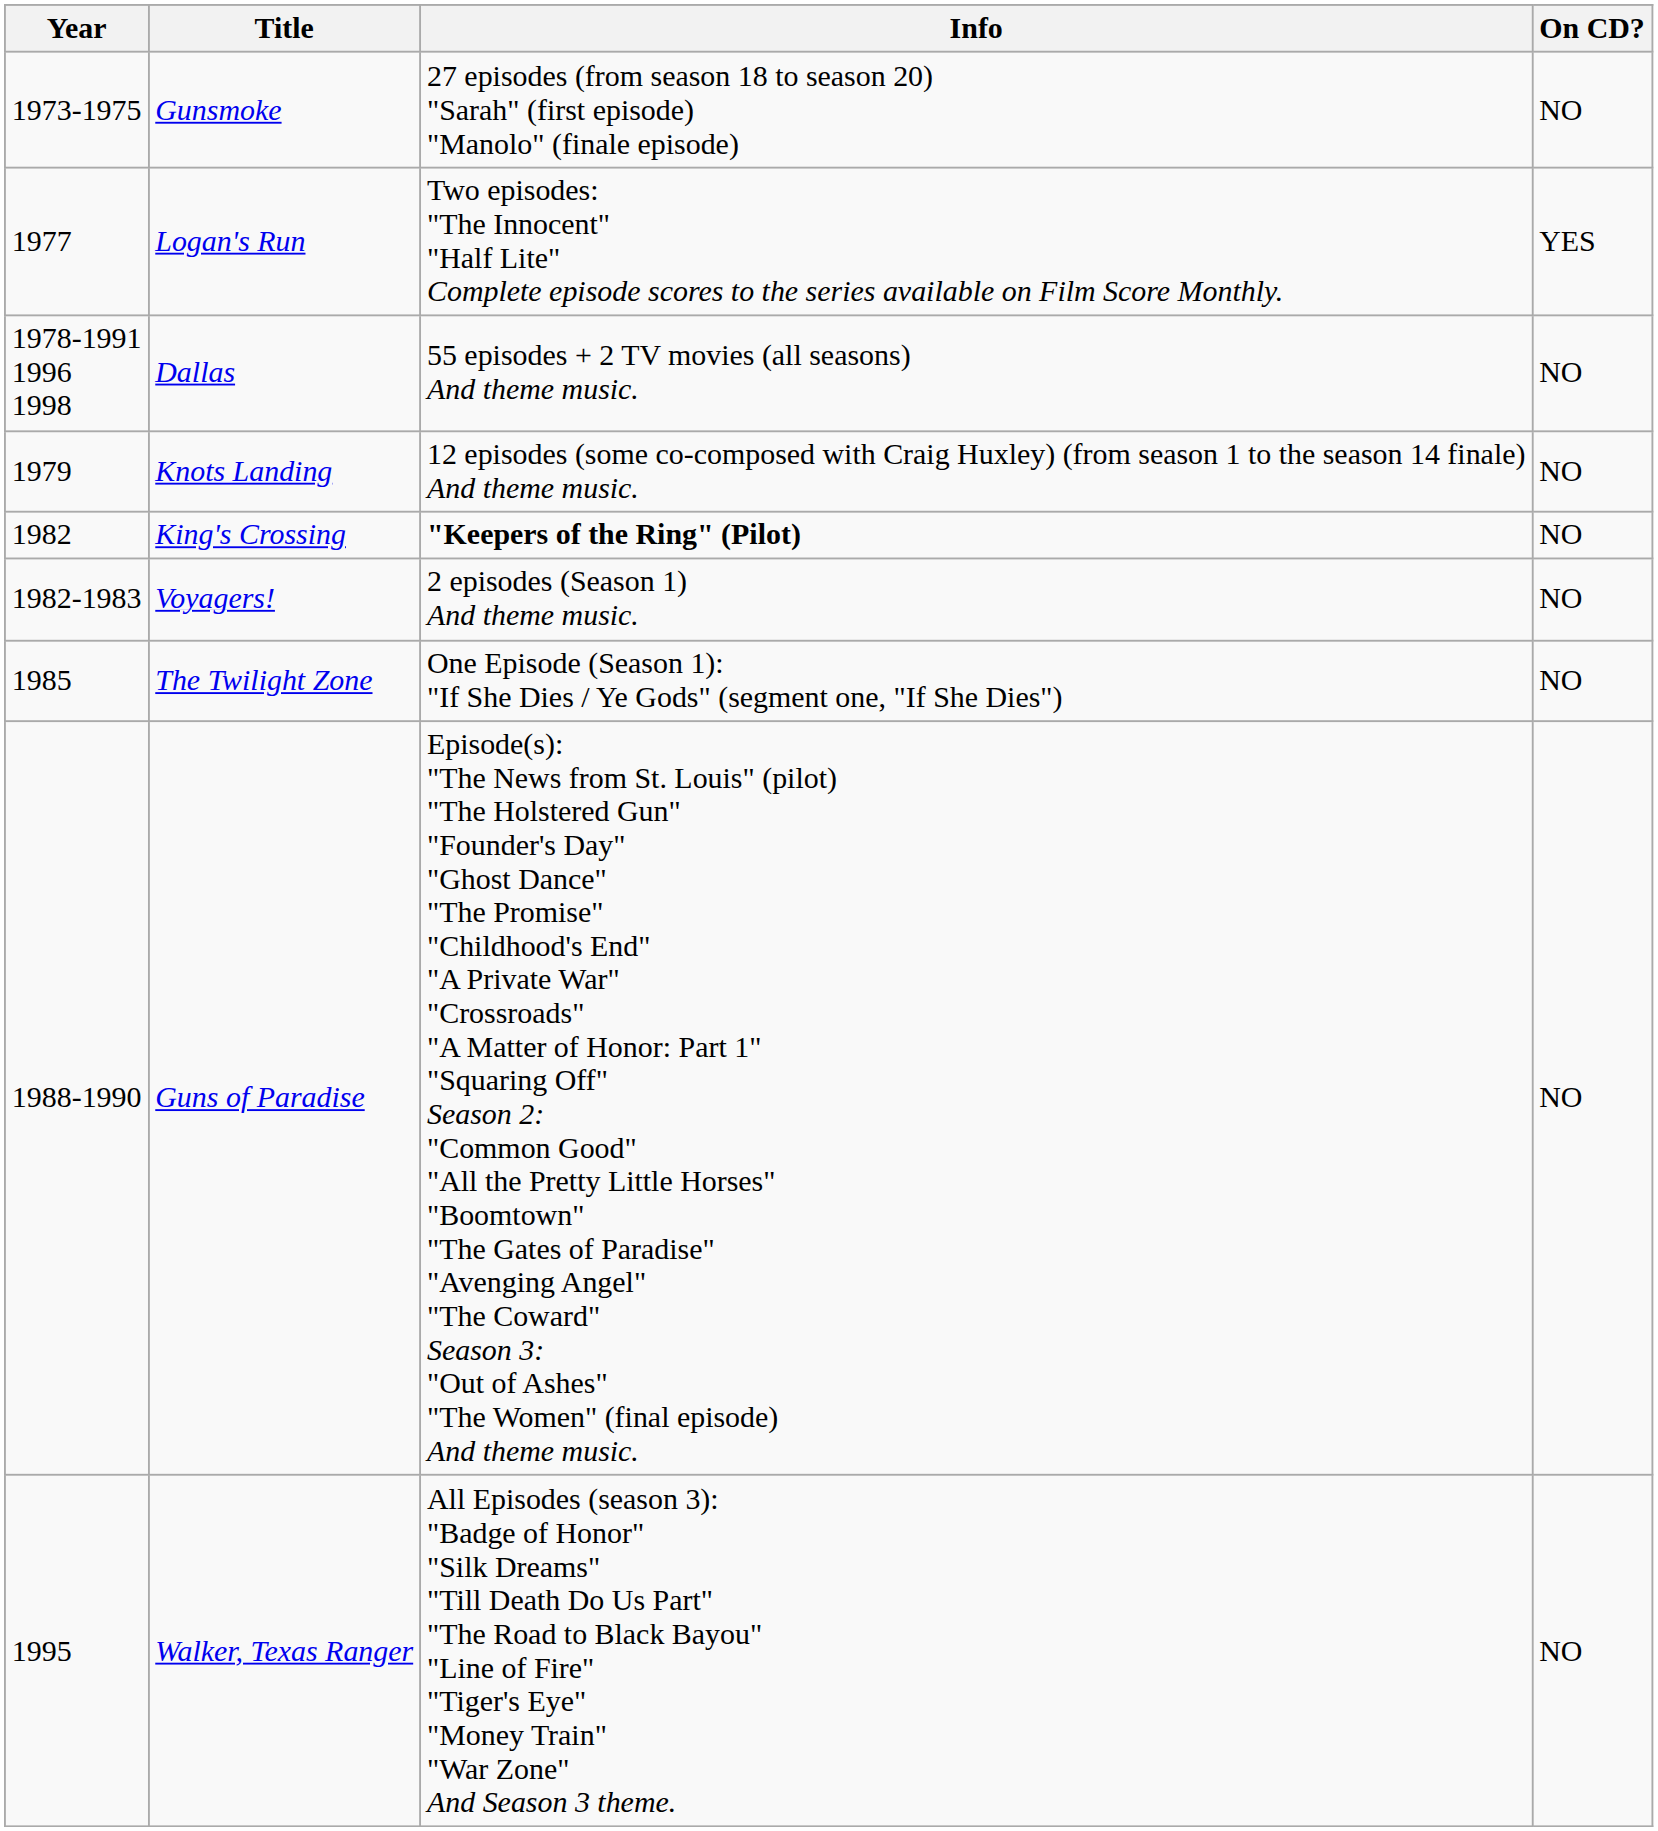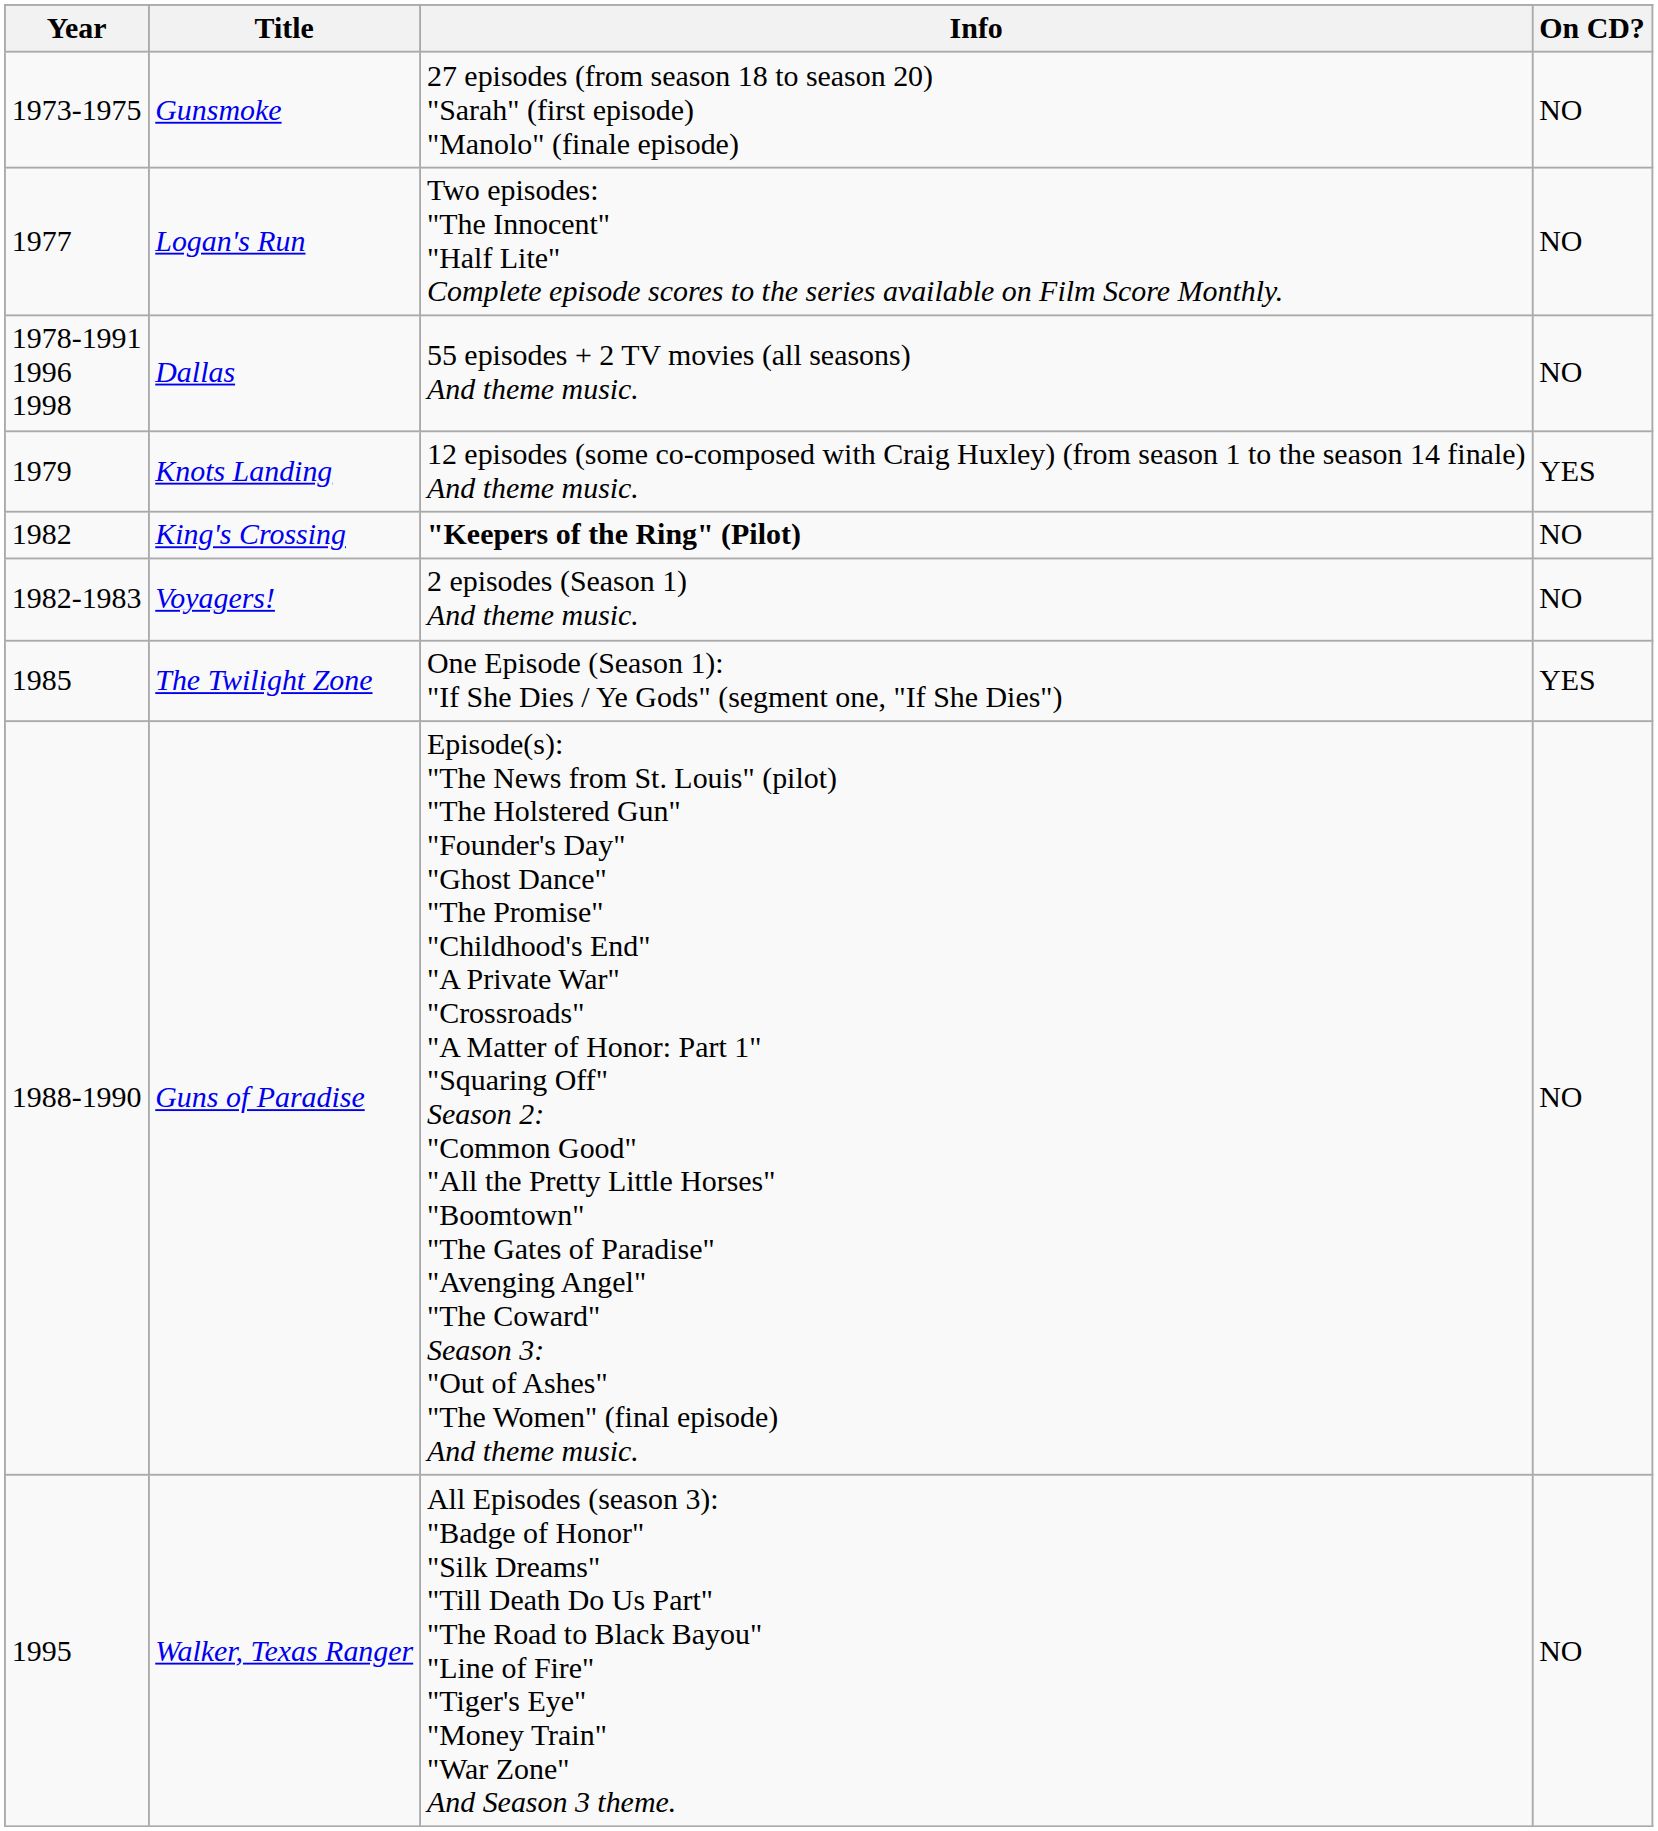(1568, 240) YES -> (1561, 240) NO
(1561, 470) NO -> (1568, 470) YES
(1561, 680) NO -> (1568, 680) YES
